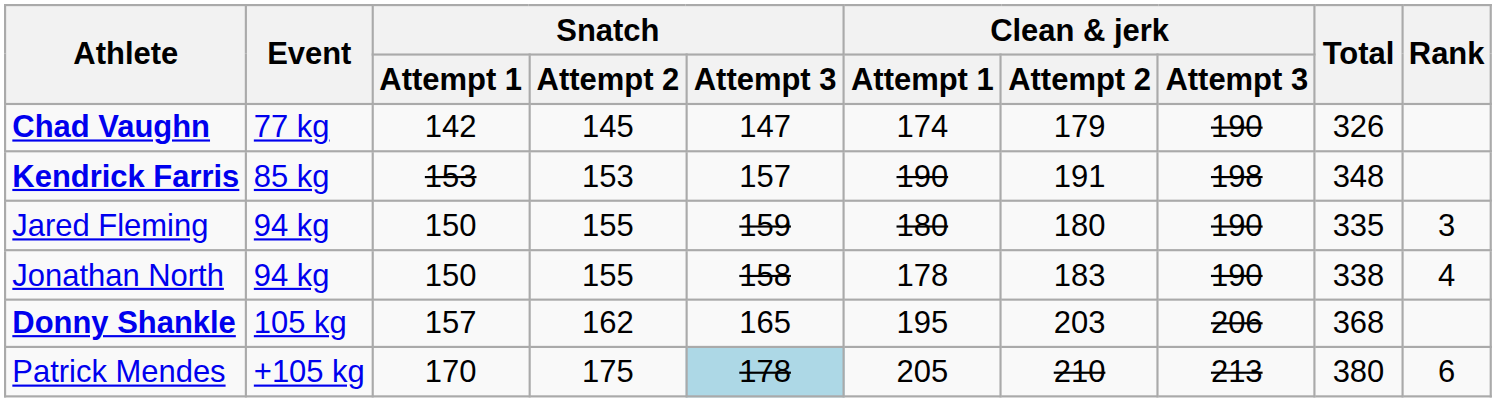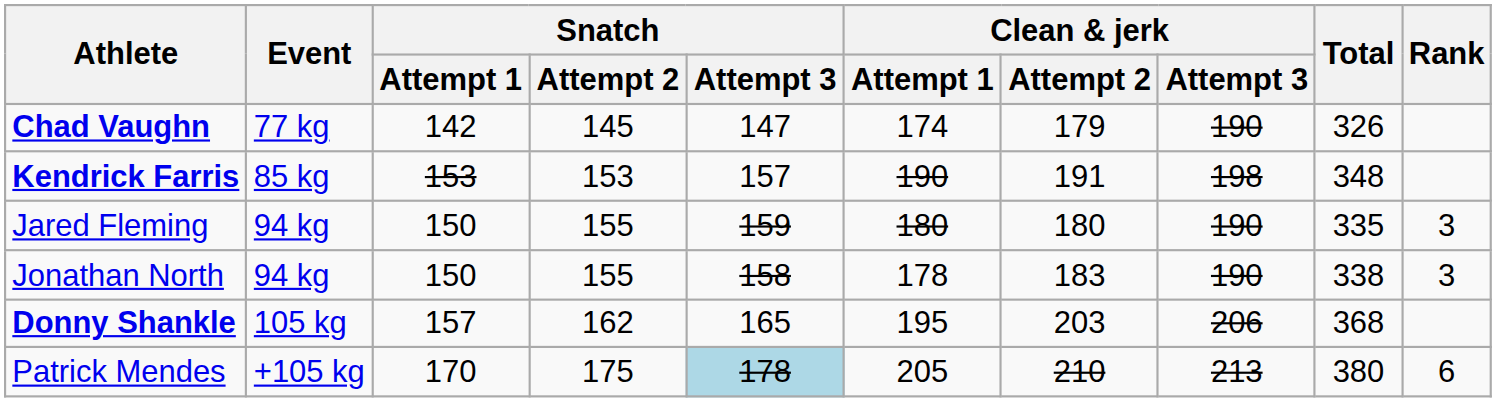(1447, 274) 4 -> (1447, 274) 3
